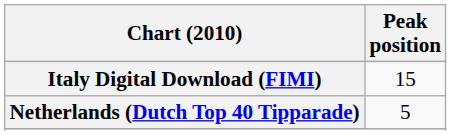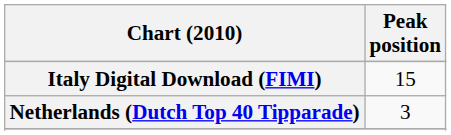(405, 111) 5 -> (405, 111) 3
